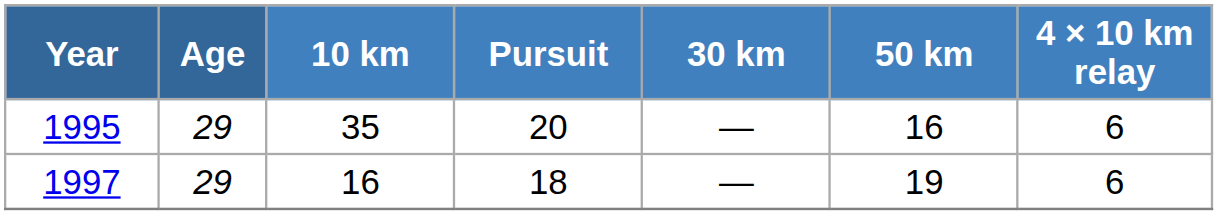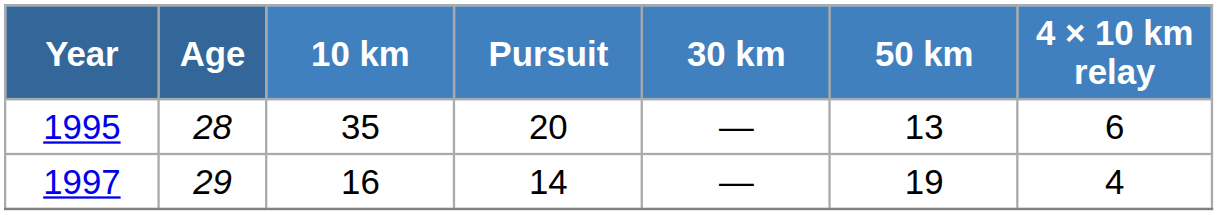(213, 127) 29 -> (213, 127) 28
(924, 127) 16 -> (924, 127) 13
(548, 182) 18 -> (548, 182) 14
(1115, 182) 6 -> (1115, 182) 4
